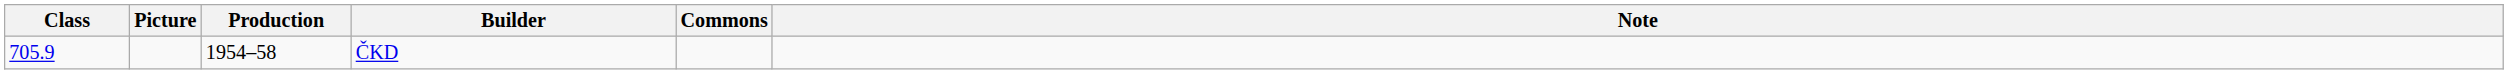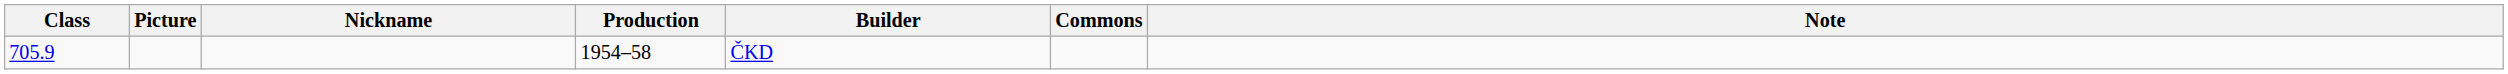+ column: (389, 20)
